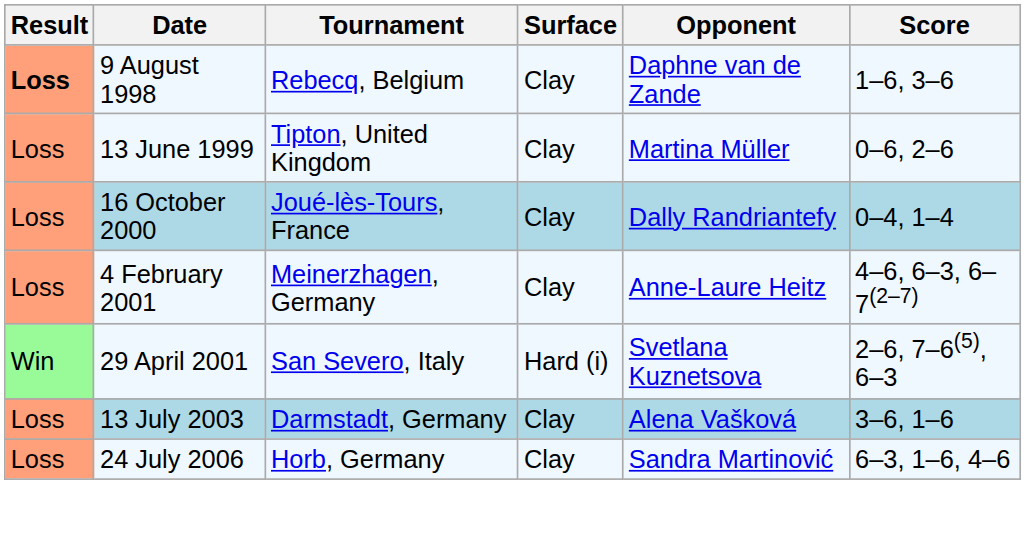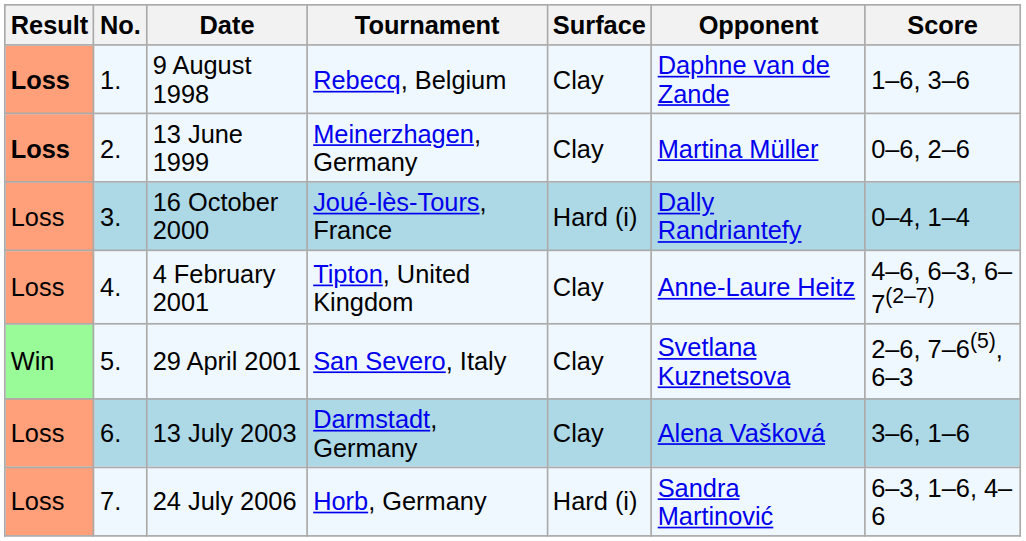+ column: (120, 25)
(38, 148) normal -> (40, 148) bold
(349, 148) Tipton, United Kingdom -> (397, 148) Meinerzhagen, Germany
(549, 217) Clay -> (595, 217) Hard (i)
(355, 288) Meinerzhagen, Germany -> (392, 288) Tipton, United Kingdom
(566, 361) Hard (i) -> (578, 361) Clay
(549, 459) Clay -> (595, 501) Hard (i)
